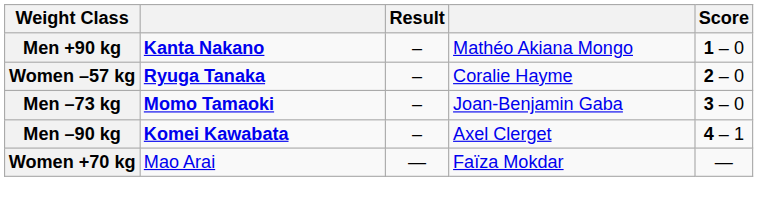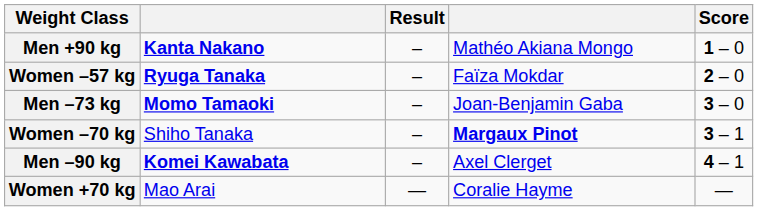(513, 76) Coralie Hayme -> (508, 76) Faïza Mokdar
+ row: (72, 133)
(508, 162) Faïza Mokdar -> (513, 190) Coralie Hayme
